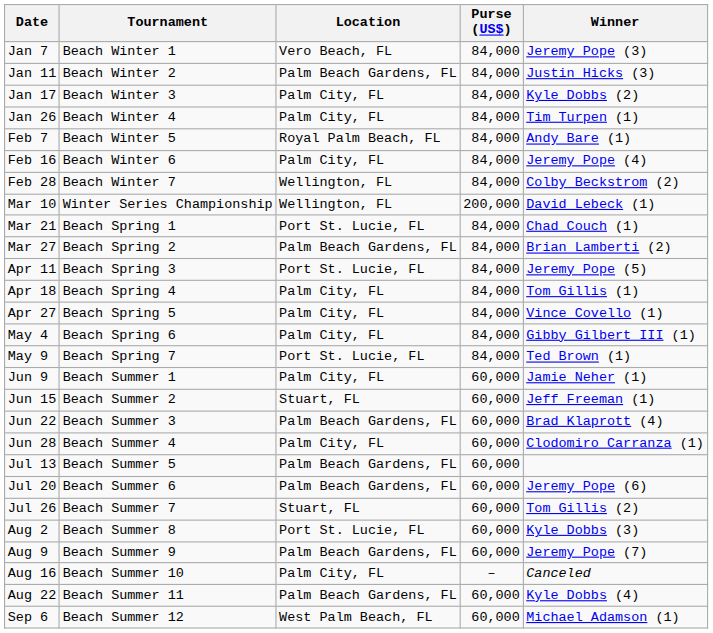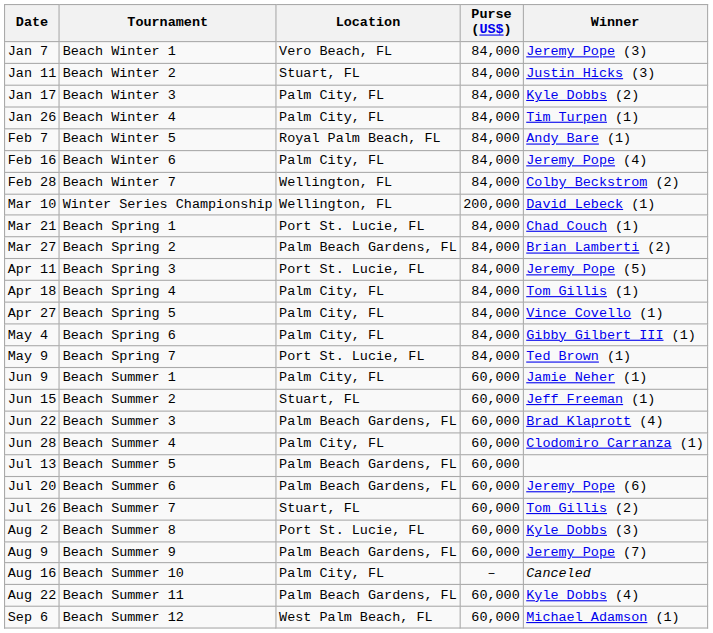(368, 74) Palm Beach Gardens, FL -> (319, 74) Stuart, FL
